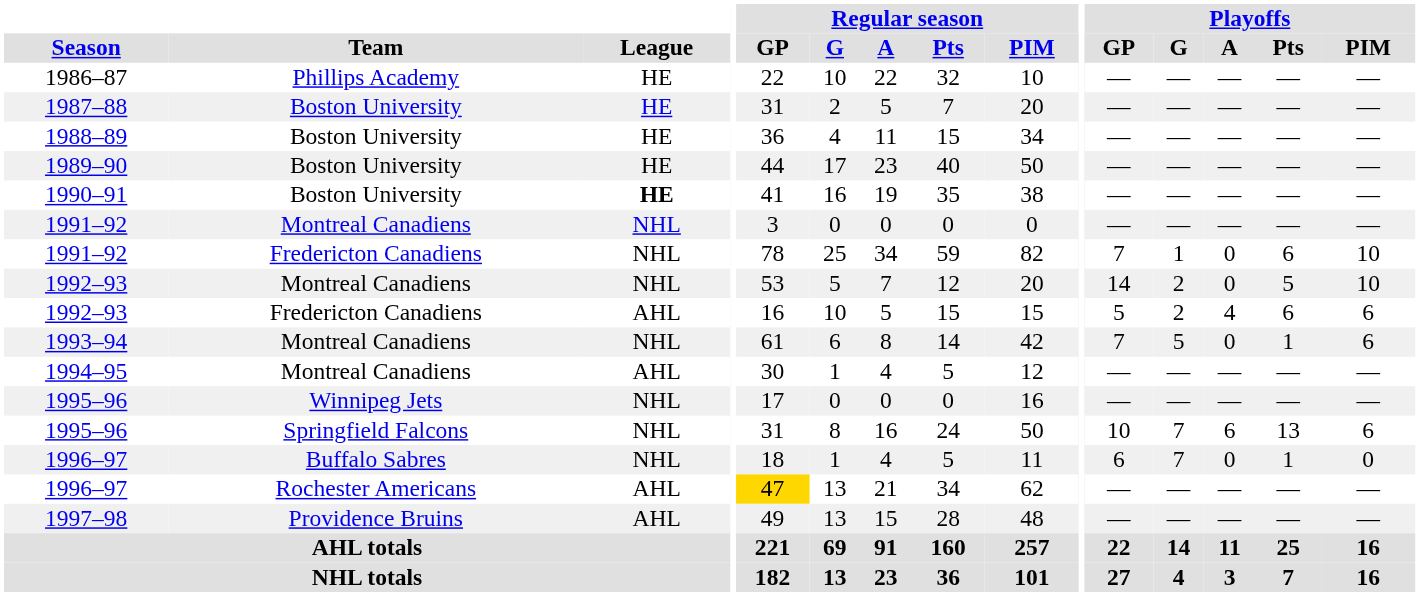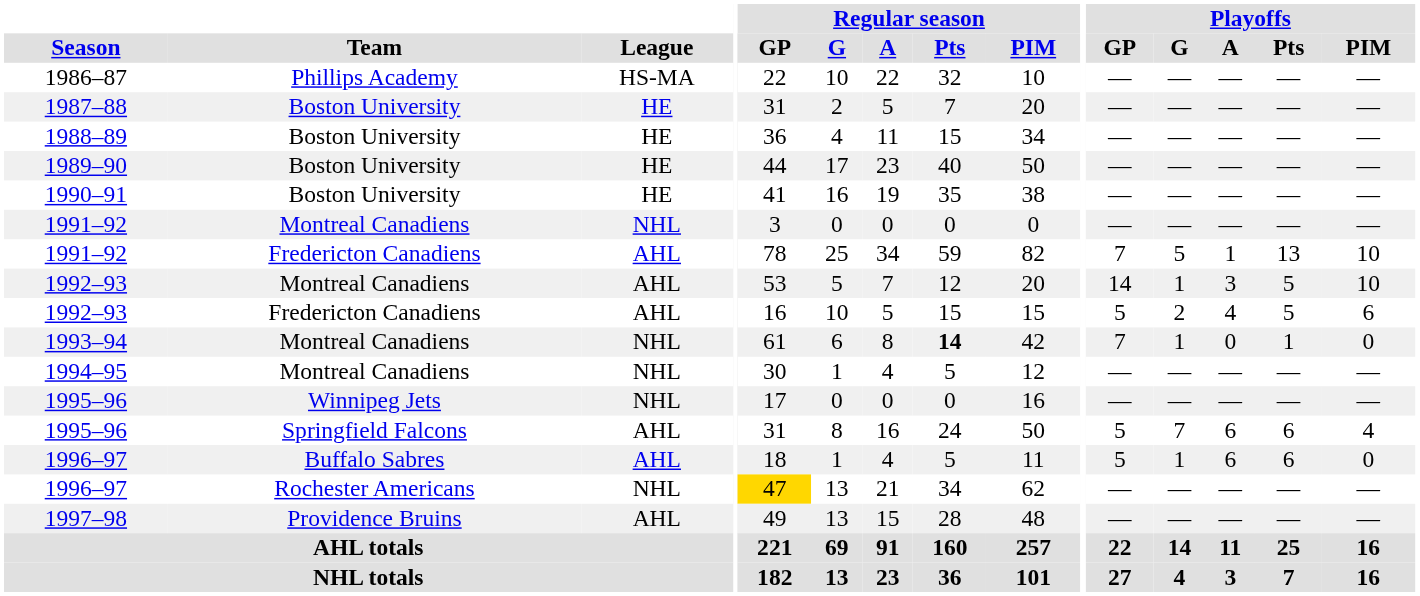(657, 77) HE -> (657, 77) HS-MA
(657, 194) bold -> (657, 194) normal
(657, 253) NHL -> (657, 253) AHL
(1179, 253) 1 -> (1179, 253) 5
(1230, 253) 0 -> (1230, 253) 1
(1288, 253) 6 -> (1289, 253) 13
(657, 283) NHL -> (657, 283) AHL
(1179, 283) 2 -> (1179, 283) 1
(1230, 283) 0 -> (1230, 283) 3
(1288, 312) 6 -> (1289, 312) 5
(948, 341) normal -> (950, 341) bold
(1179, 341) 5 -> (1179, 341) 1
(1368, 341) 6 -> (1368, 341) 0
(657, 371) AHL -> (657, 371) NHL
(657, 430) NHL -> (657, 430) AHL
(1119, 430) 10 -> (1120, 430) 5
(1288, 430) 13 -> (1289, 430) 6
(1368, 430) 6 -> (1368, 430) 4
(657, 459) NHL -> (657, 459) AHL
(1119, 459) 6 -> (1120, 459) 5
(1179, 459) 7 -> (1179, 459) 1
(1230, 459) 0 -> (1230, 459) 6
(1288, 459) 1 -> (1289, 459) 6
(657, 488) AHL -> (657, 488) NHL
